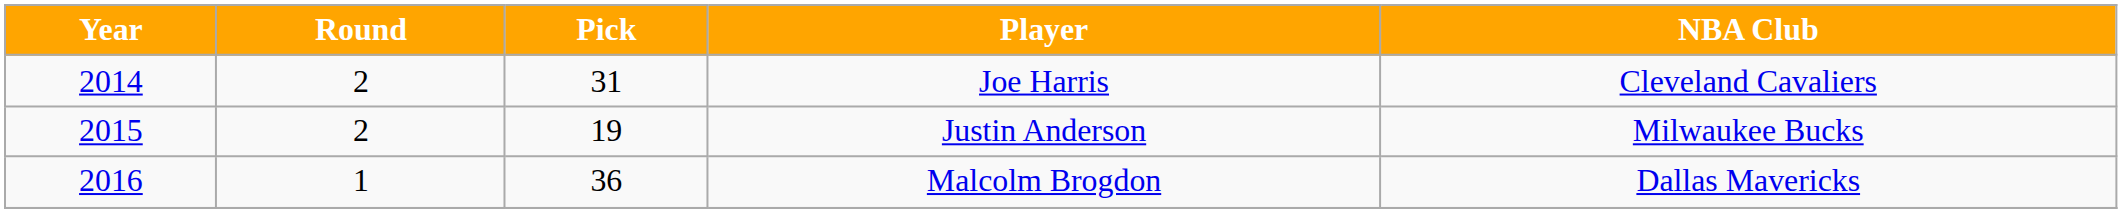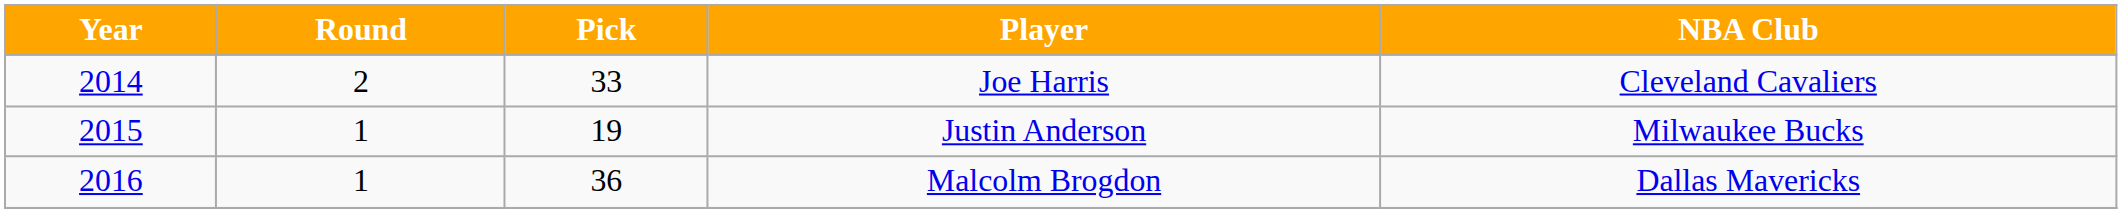(606, 80) 31 -> (606, 80) 33
(361, 130) 2 -> (361, 130) 1
